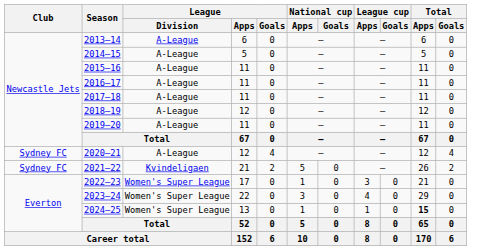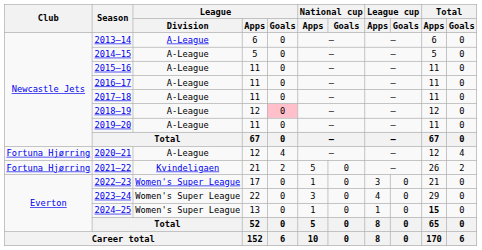(272, 111) no background -> (283, 111) pink background
(43, 153) Sydney FC -> (48, 153) Fortuna Hjørring
(43, 168) Sydney FC -> (48, 168) Fortuna Hjørring
